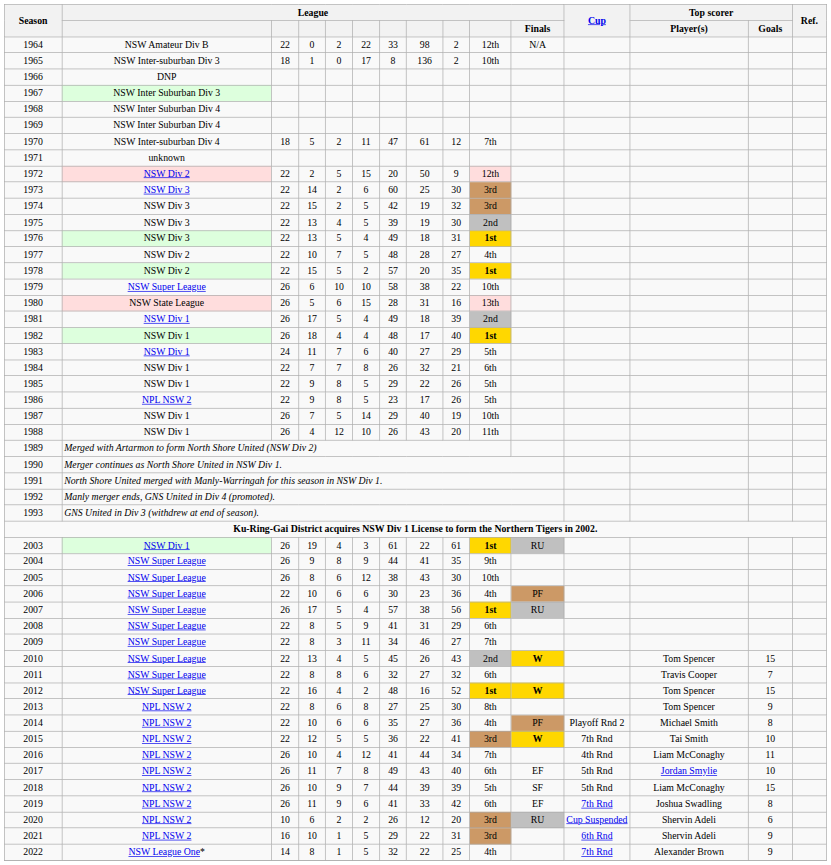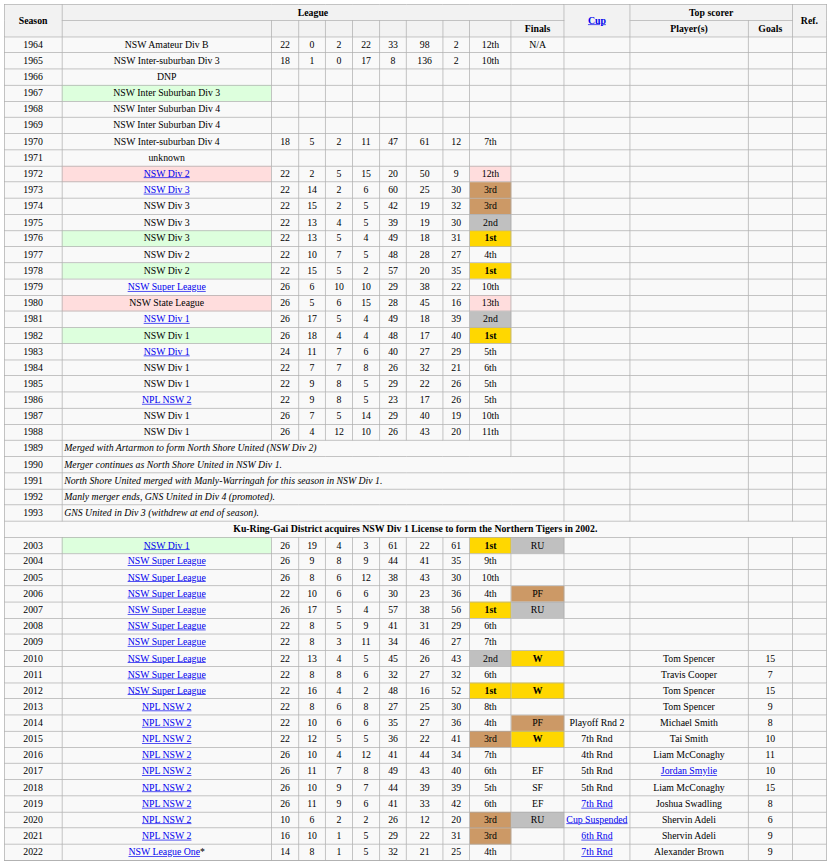(393, 287) 58 -> (393, 287) 29
(425, 303) 31 -> (425, 303) 45
(425, 852) 22 -> (425, 852) 21
